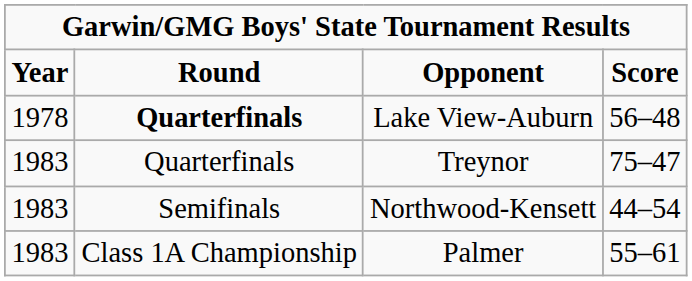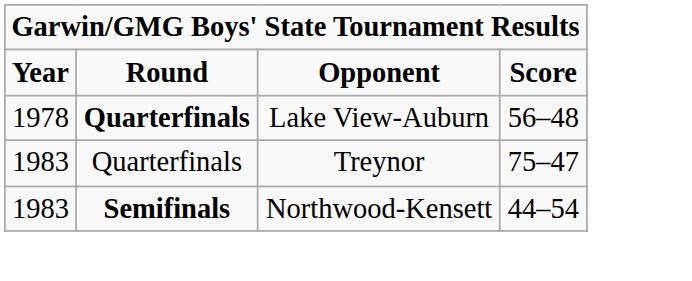(219, 207) normal -> (167, 207) bold
- row: (483, 252)
